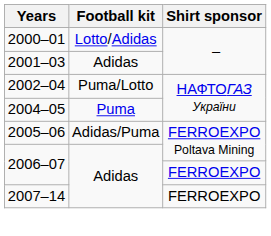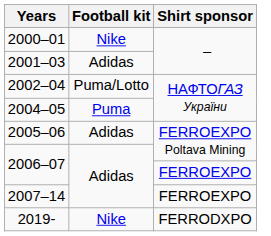(116, 39) Lotto/Adidas -> (111, 39) Nike
(116, 132) Adidas/Puma -> (111, 132) Adidas
+ row: (37, 219)
